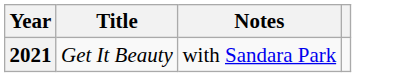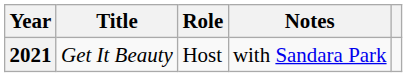+ column: (203, 21)
